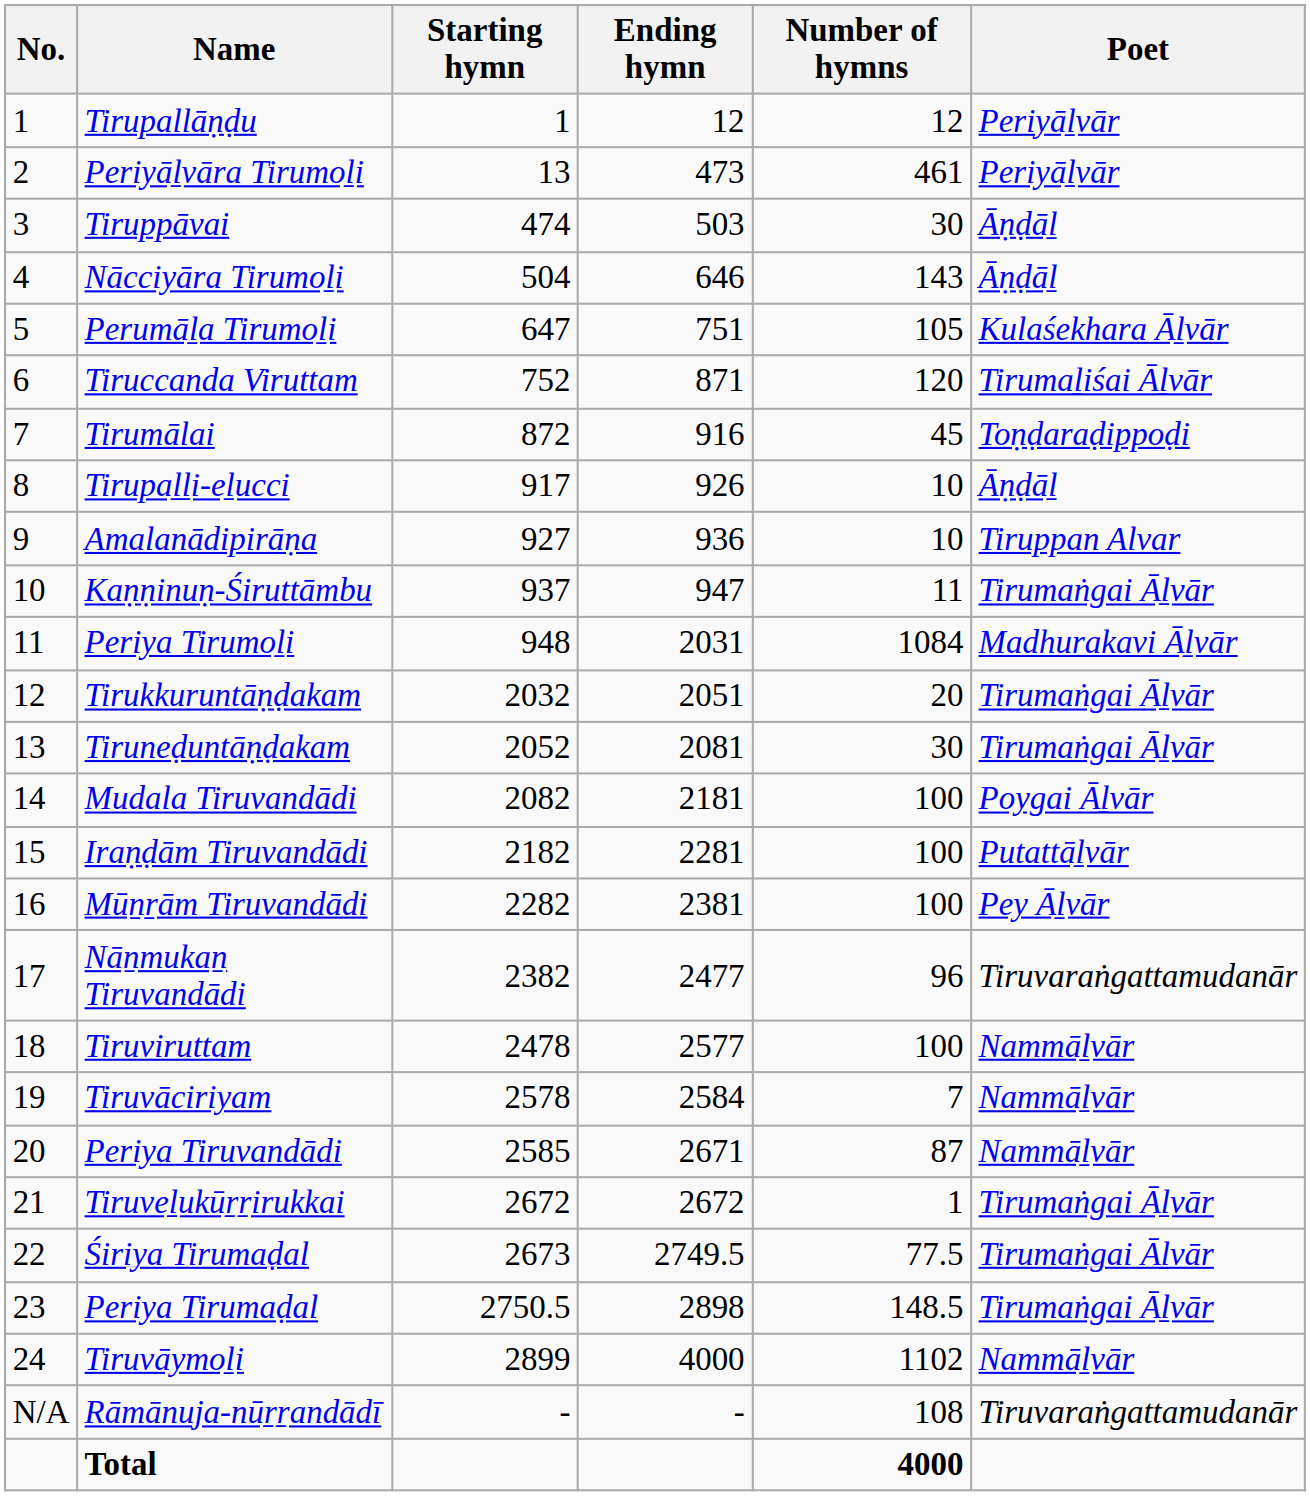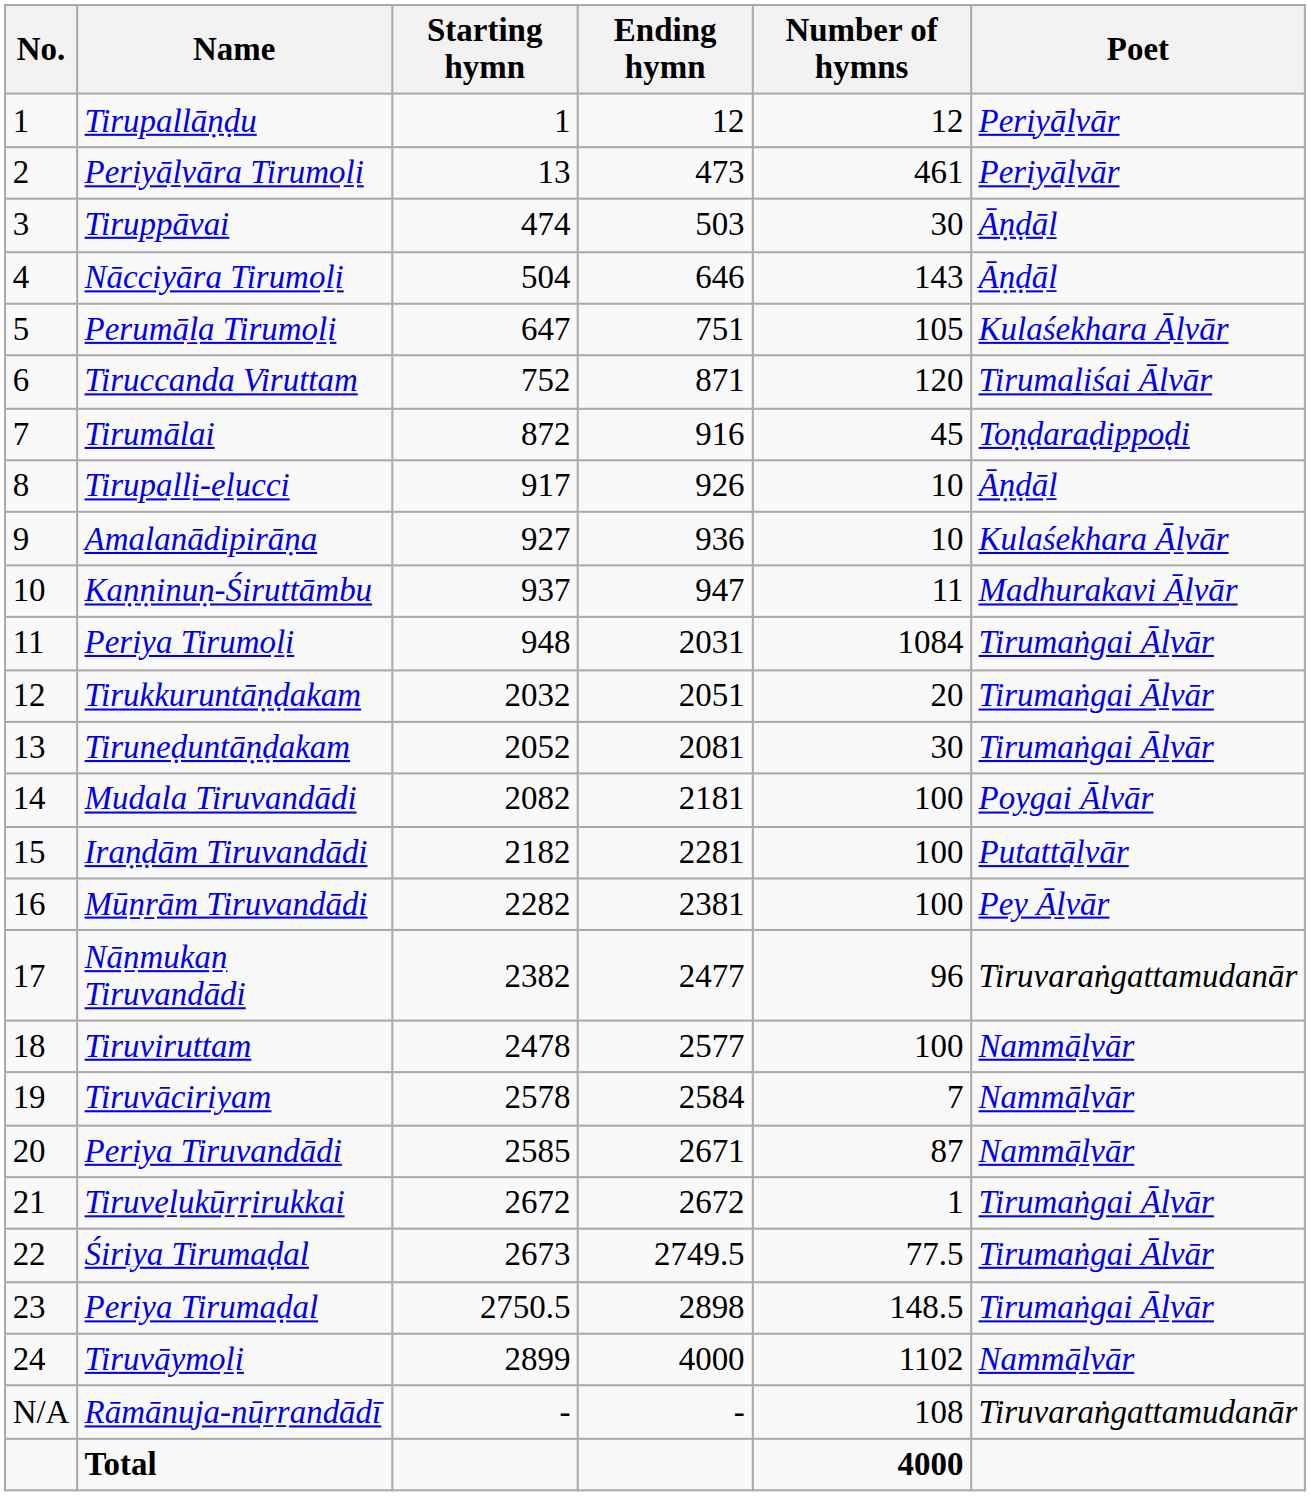(1079, 538) Tiruppan Alvar -> (1104, 538) Kulaśekhara Āḻvār
(1096, 590) Tirumaṅgai Āḻvār -> (1108, 590) Madhurakavi Āḻvār
(1108, 642) Madhurakavi Āḻvār -> (1096, 642) Tirumaṅgai Āḻvār
